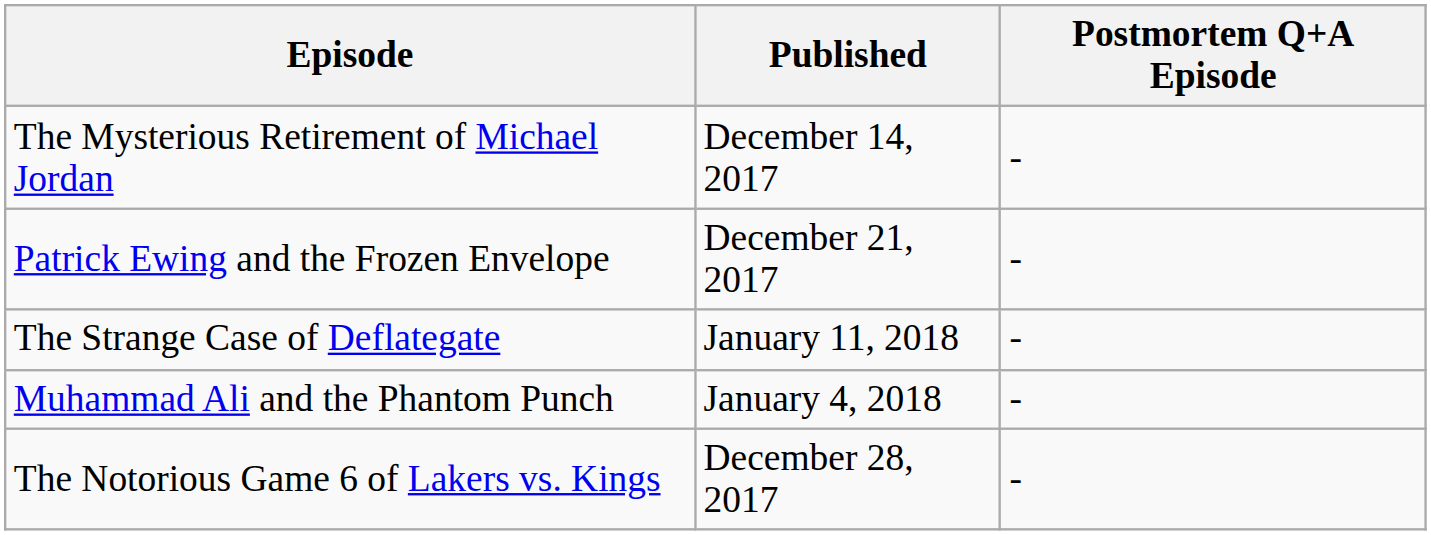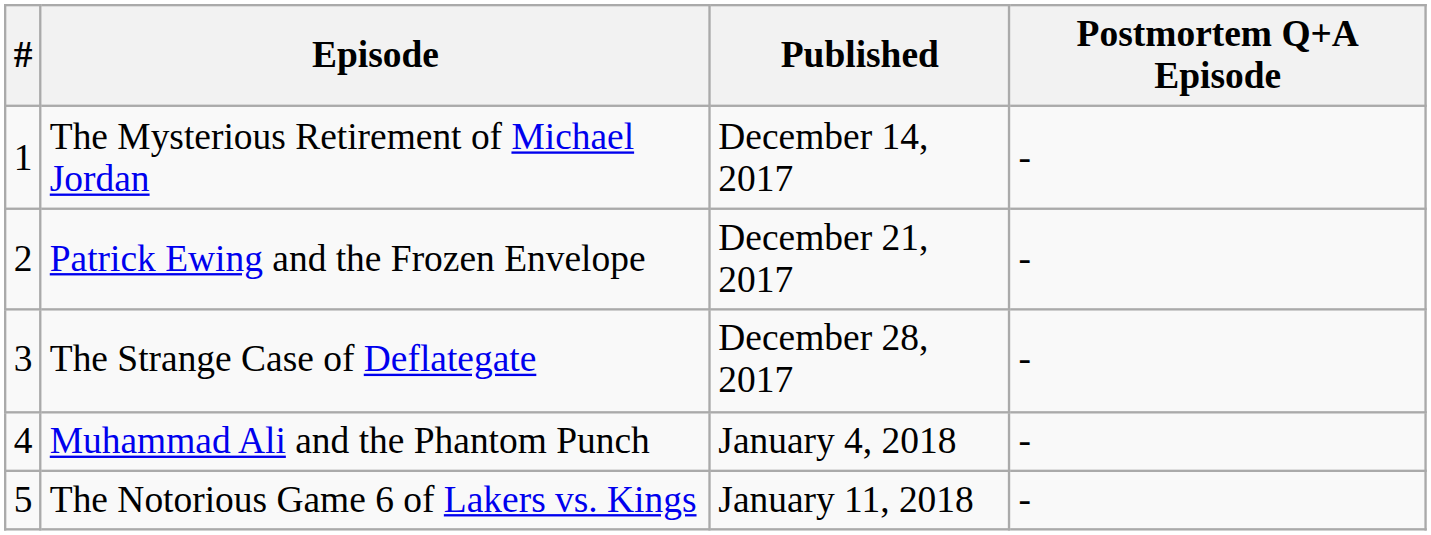+ column: (23, 55)
(831, 338) January 11, 2018 -> (823, 359) December 28, 2017
(809, 478) December 28, 2017 -> (846, 499) January 11, 2018
